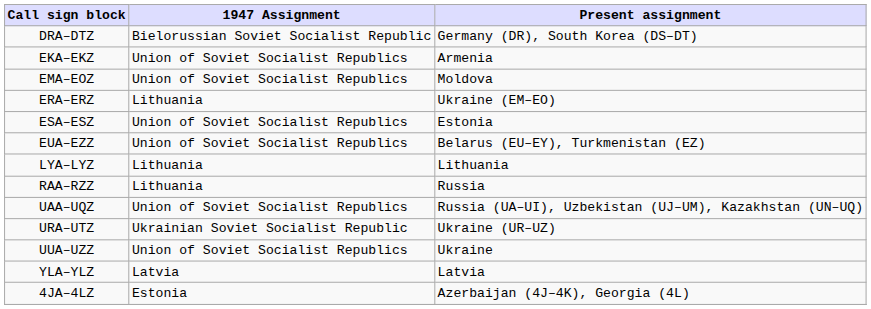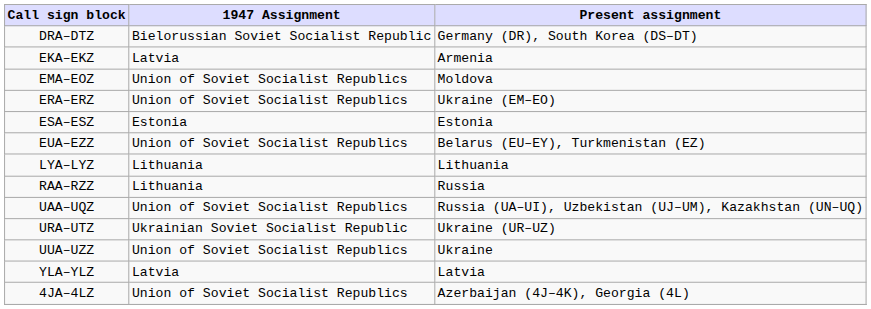(270, 58) Union of Soviet Socialist Republics -> (156, 58) Latvia
(167, 101) Lithuania -> (270, 101) Union of Soviet Socialist Republics
(270, 122) Union of Soviet Socialist Republics -> (160, 122) Estonia
(160, 293) Estonia -> (270, 293) Union of Soviet Socialist Republics
